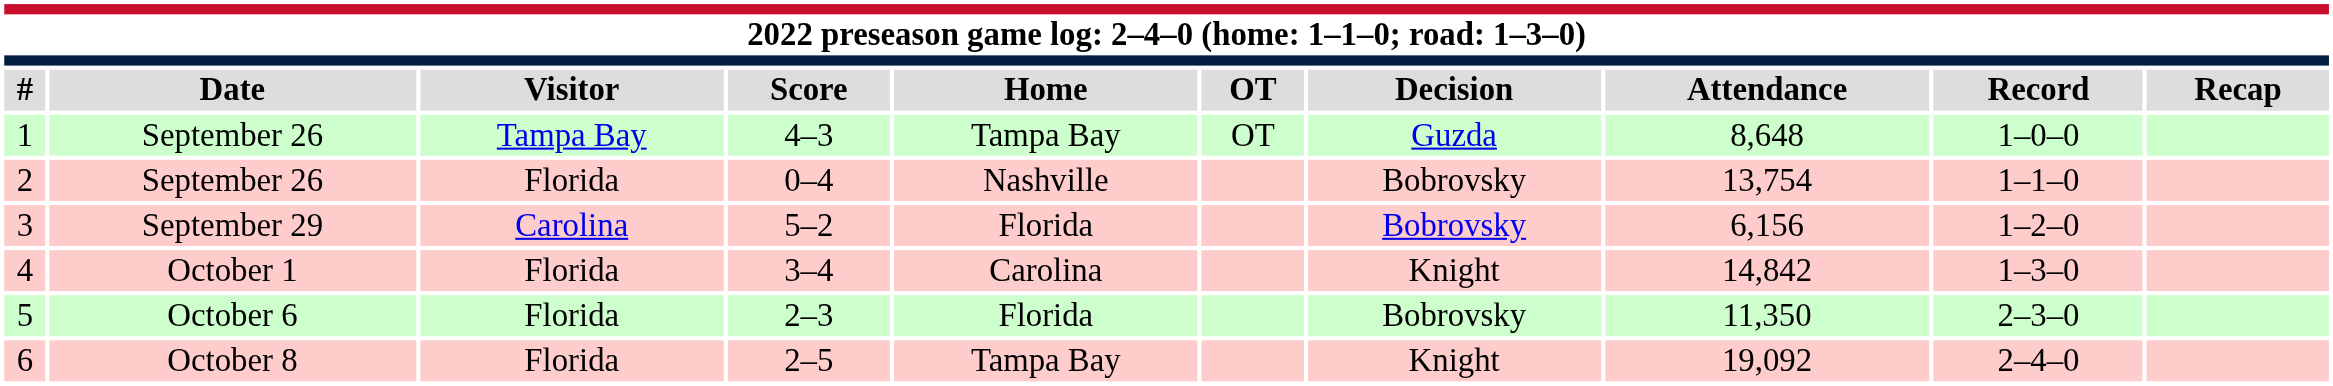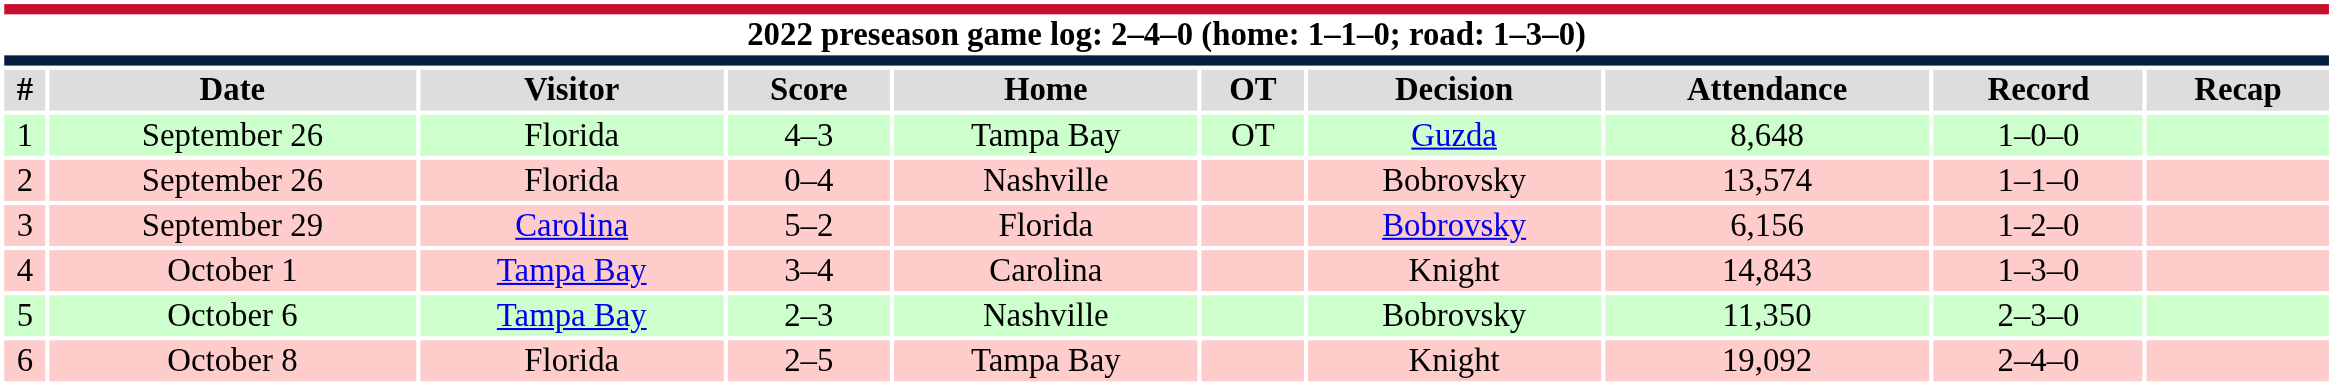(572, 134) Tampa Bay -> (572, 134) Florida
(1767, 179) 13,754 -> (1767, 179) 13,574
(572, 270) Florida -> (572, 270) Tampa Bay
(1767, 270) 14,842 -> (1767, 270) 14,843
(572, 315) Florida -> (572, 315) Tampa Bay
(1046, 315) Florida -> (1046, 315) Nashville
